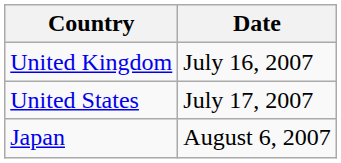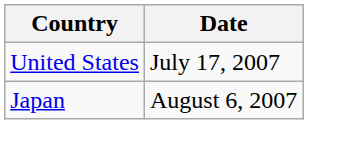- row: (91, 61)
